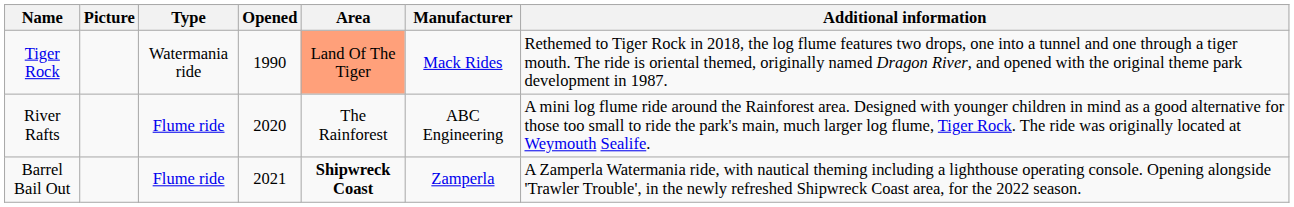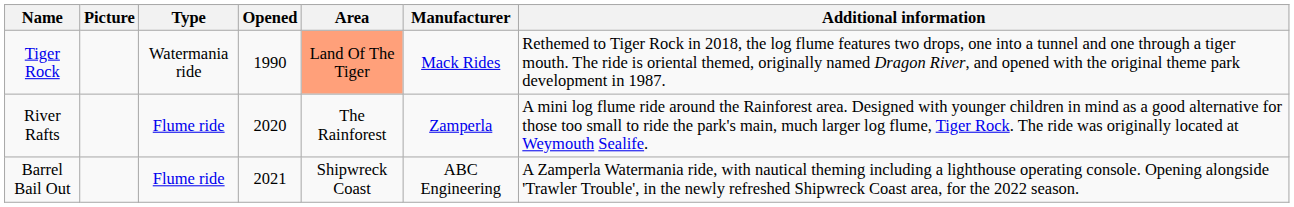(463, 125) ABC Engineering -> (461, 125) Zamperla
(353, 179) bold -> (352, 179) normal
(463, 179) Zamperla -> (461, 179) ABC Engineering
